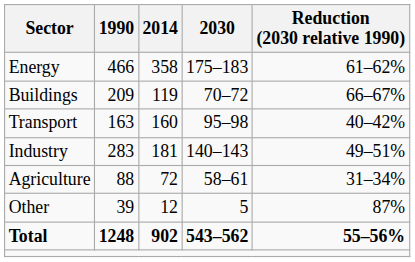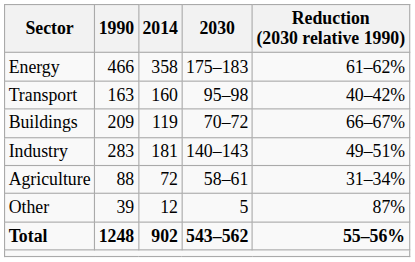rows swapped: (43, 94) <-> (43, 123)
